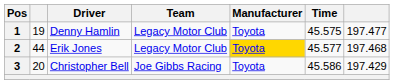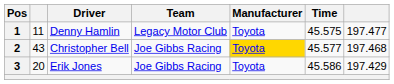(39, 31) 19 -> (38, 31) 11
(39, 48) 44 -> (39, 48) 43
(76, 48) Erik Jones -> (89, 48) Christopher Bell
(181, 48) Legacy Motor Club -> (178, 48) Joe Gibbs Racing
(89, 66) Christopher Bell -> (76, 66) Erik Jones
